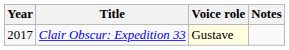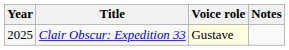(20, 34) 2017 -> (20, 34) 2025
